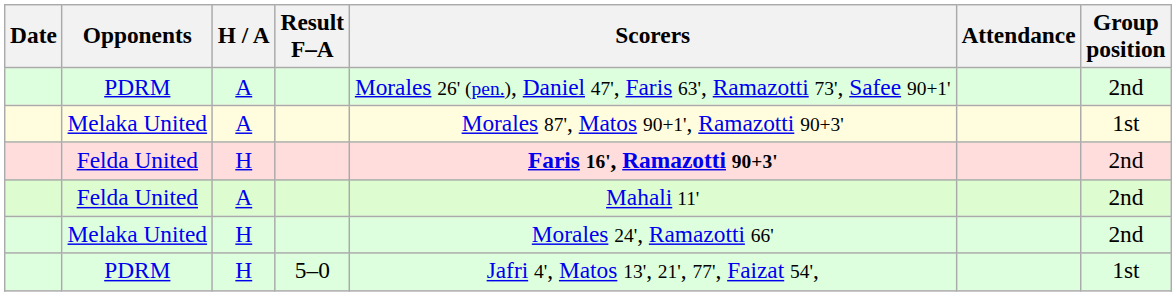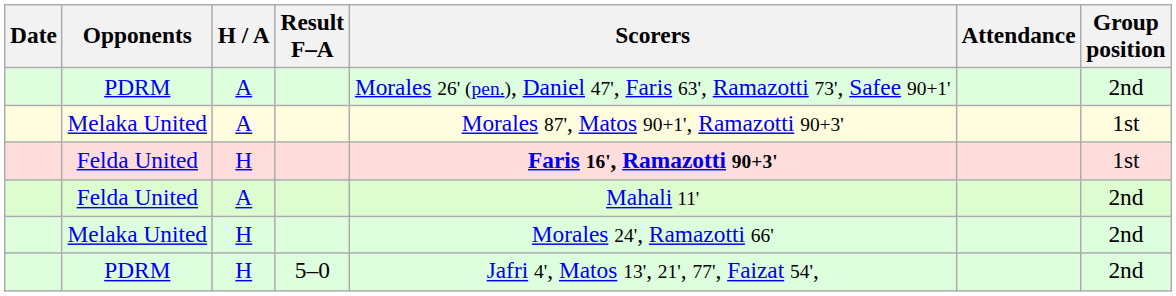(1126, 160) 2nd -> (1126, 160) 1st
(1126, 271) 1st -> (1126, 271) 2nd
